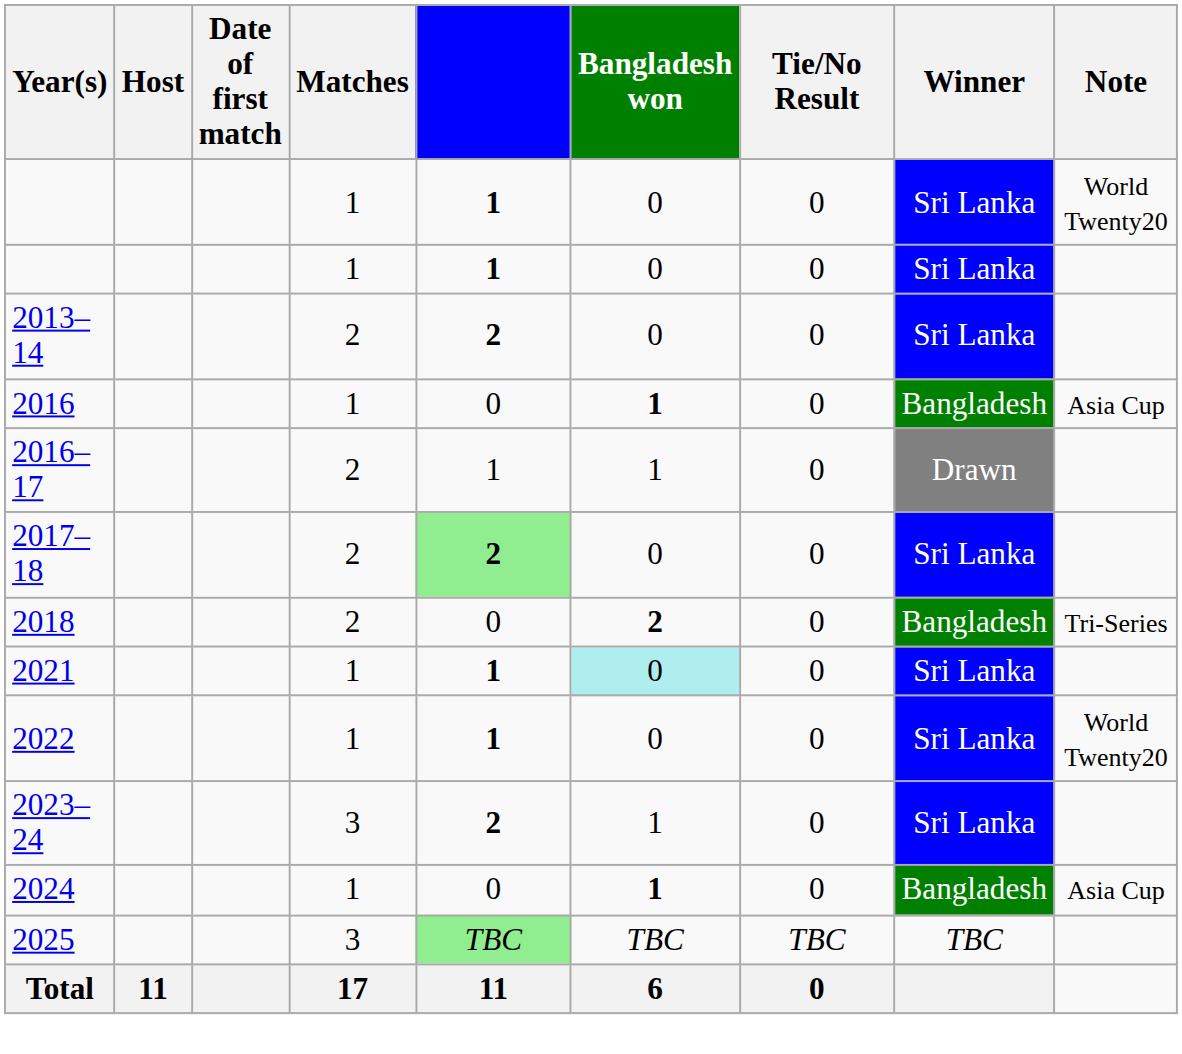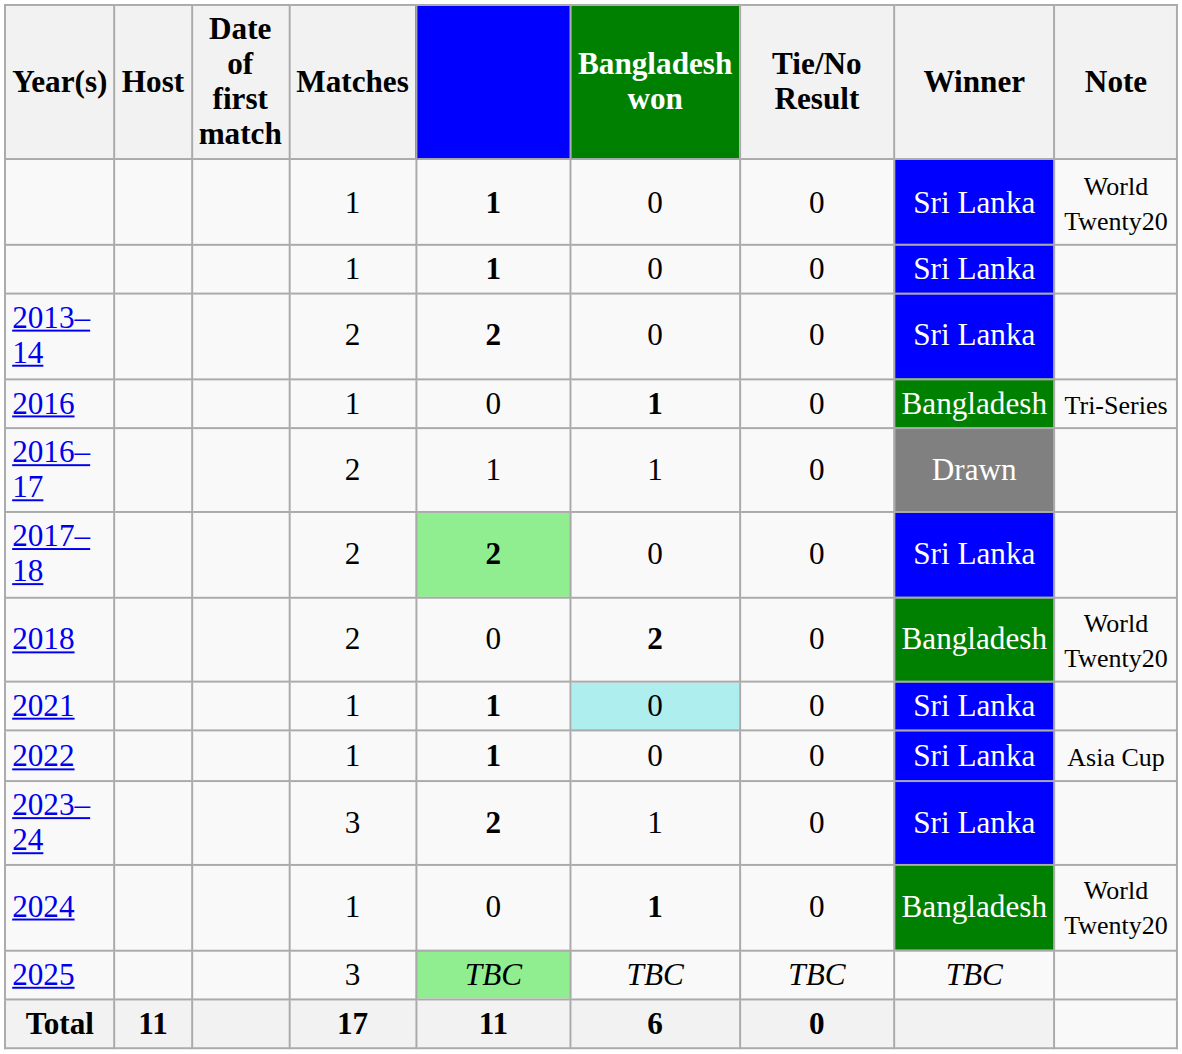(1116, 404) Asia Cup -> (1116, 404) Tri-Series
(1116, 623) Tri-Series -> (1116, 640) World Twenty20
(1116, 739) World Twenty20 -> (1116, 757) Asia Cup
(1116, 891) Asia Cup -> (1116, 908) World Twenty20
